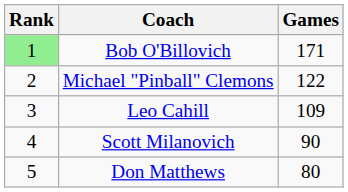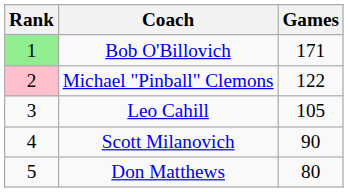(31, 80) no background -> (31, 80) pink background
(311, 111) 109 -> (311, 111) 105
